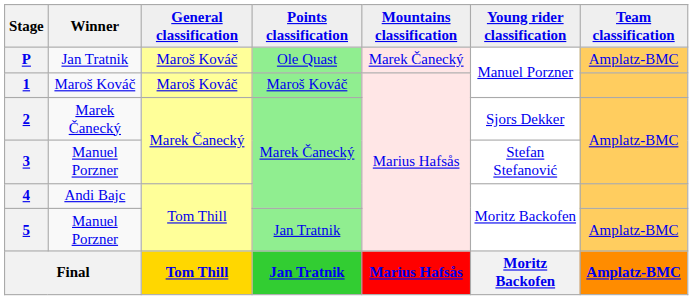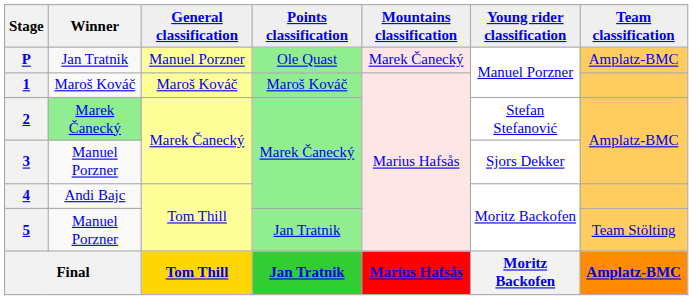(197, 60) Maroš Kováč -> (197, 60) Manuel Porzner
(95, 119) no background -> (95, 119) lightgreen background
(525, 119) Sjors Dekker -> (525, 119) Stefan Stefanović
(525, 162) Stefan Stefanović -> (525, 162) Sjors Dekker
(634, 229) Amplatz-BMC -> (634, 229) Team Stölting
